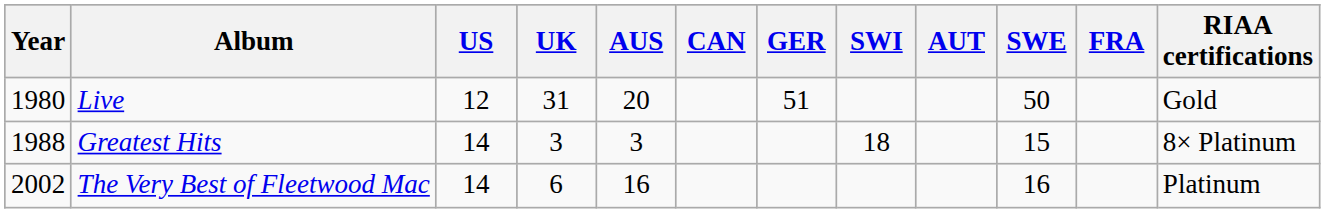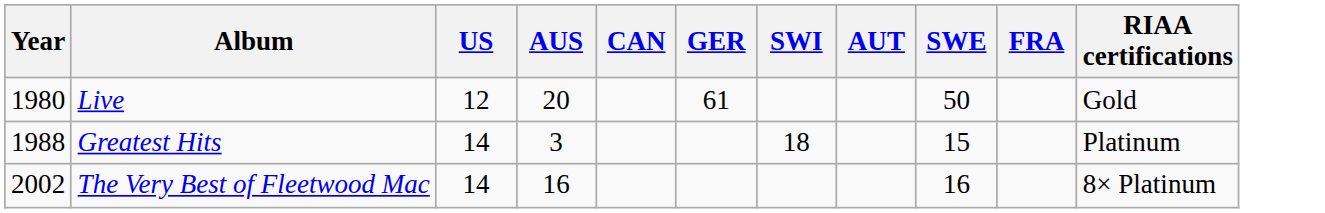- column: (556, 41)
(796, 99) 51 -> (716, 99) 61
(1229, 142) 8× Platinum -> (1132, 142) Platinum
(1212, 185) Platinum -> (1149, 185) 8× Platinum
